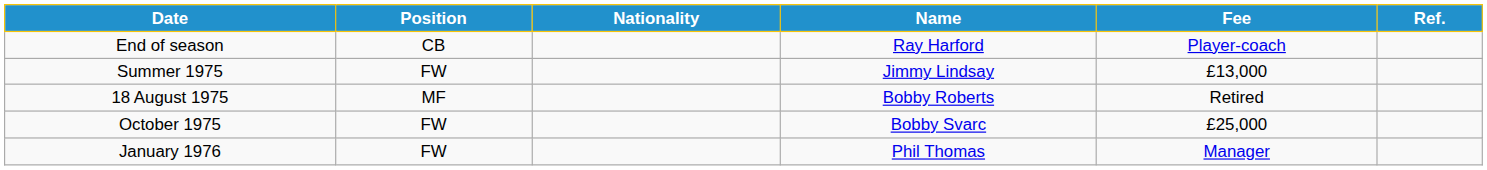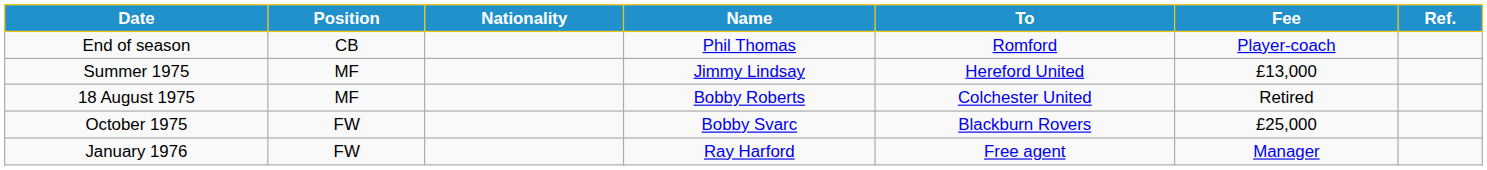+ column: (1025, 18)
(938, 45) Ray Harford -> (749, 45) Phil Thomas
(434, 72) FW -> (347, 72) MF
(938, 151) Phil Thomas -> (749, 151) Ray Harford
